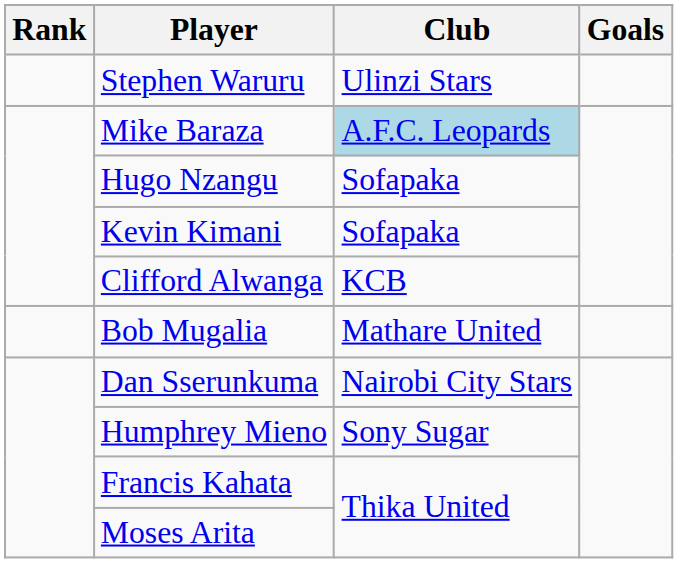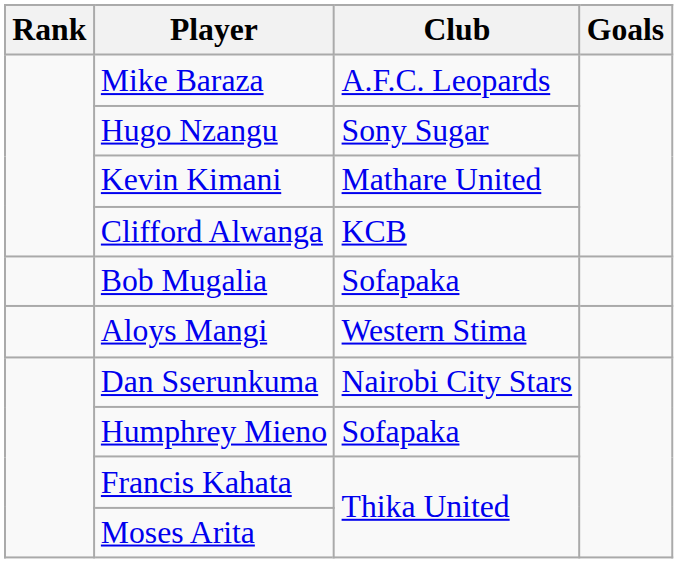- row: (203, 79)
(446, 130) lightblue background -> (446, 79) no background
(401, 180) Sofapaka -> (415, 130) Sony Sugar
(401, 230) Sofapaka -> (441, 180) Mathare United
(441, 331) Mathare United -> (401, 280) Sofapaka
+ row: (184, 331)
(415, 431) Sony Sugar -> (401, 431) Sofapaka
